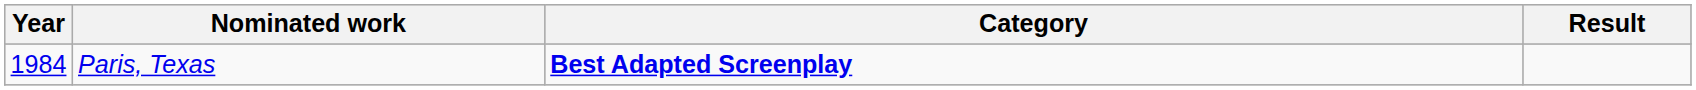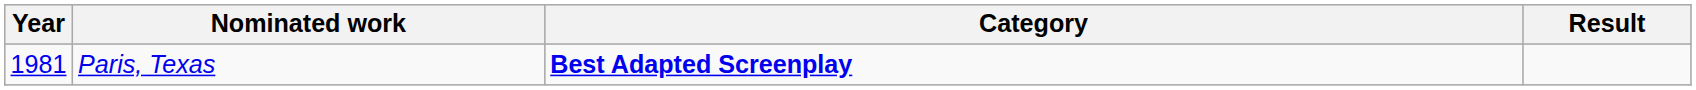(39, 64) 1984 -> (39, 64) 1981
